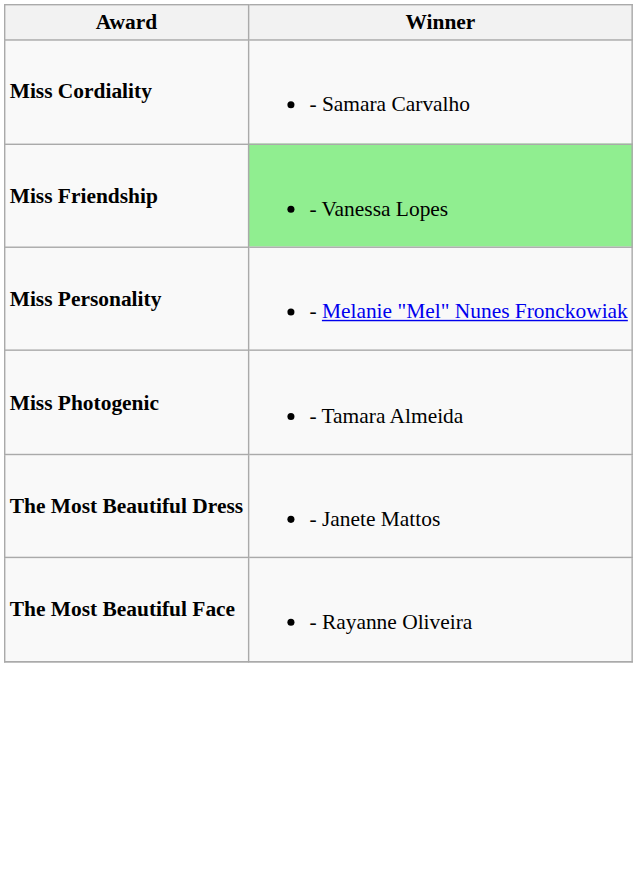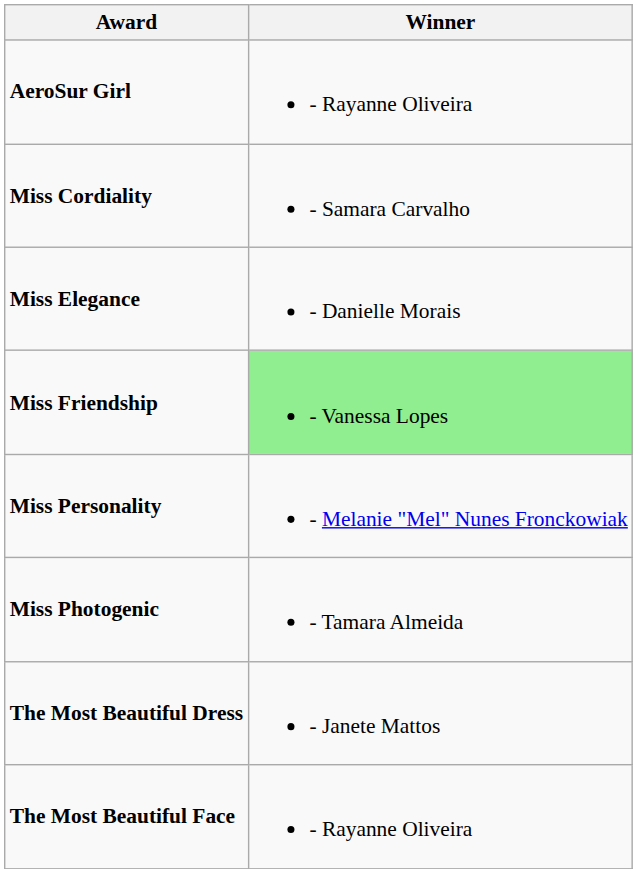+ row: (70, 91)
+ row: (75, 298)
